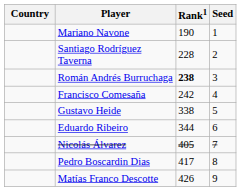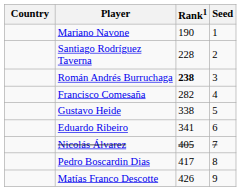(186, 94) 242 -> (186, 94) 282
(186, 128) 344 -> (186, 128) 341
